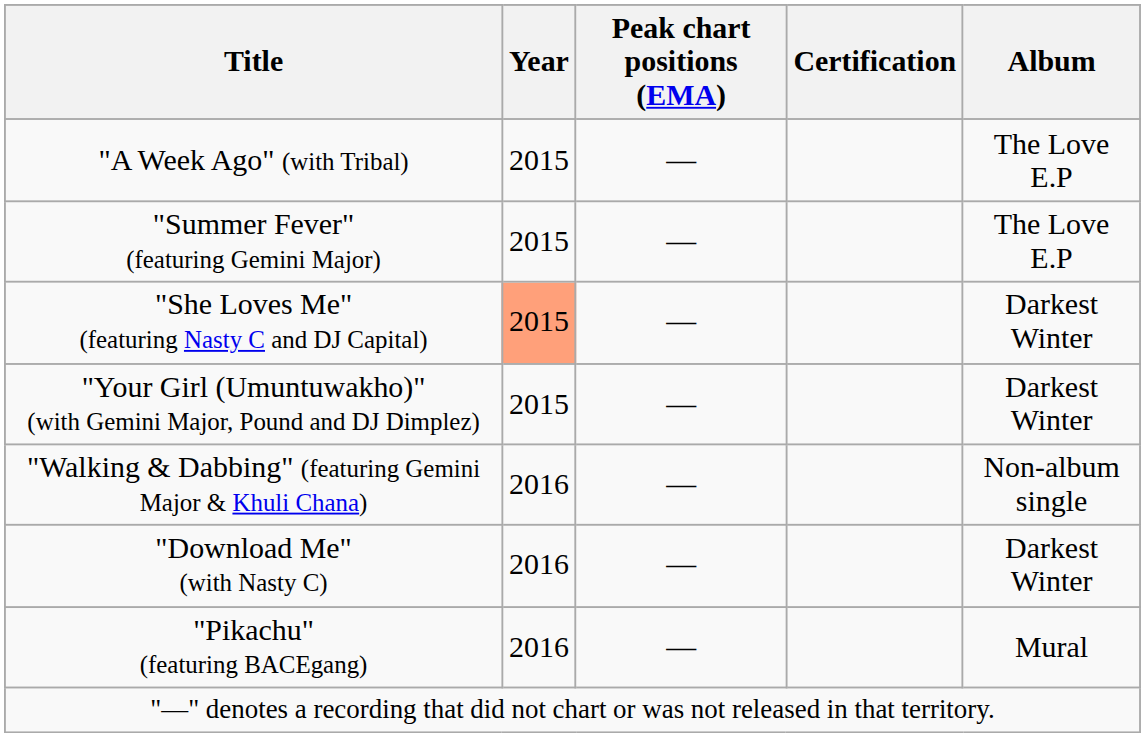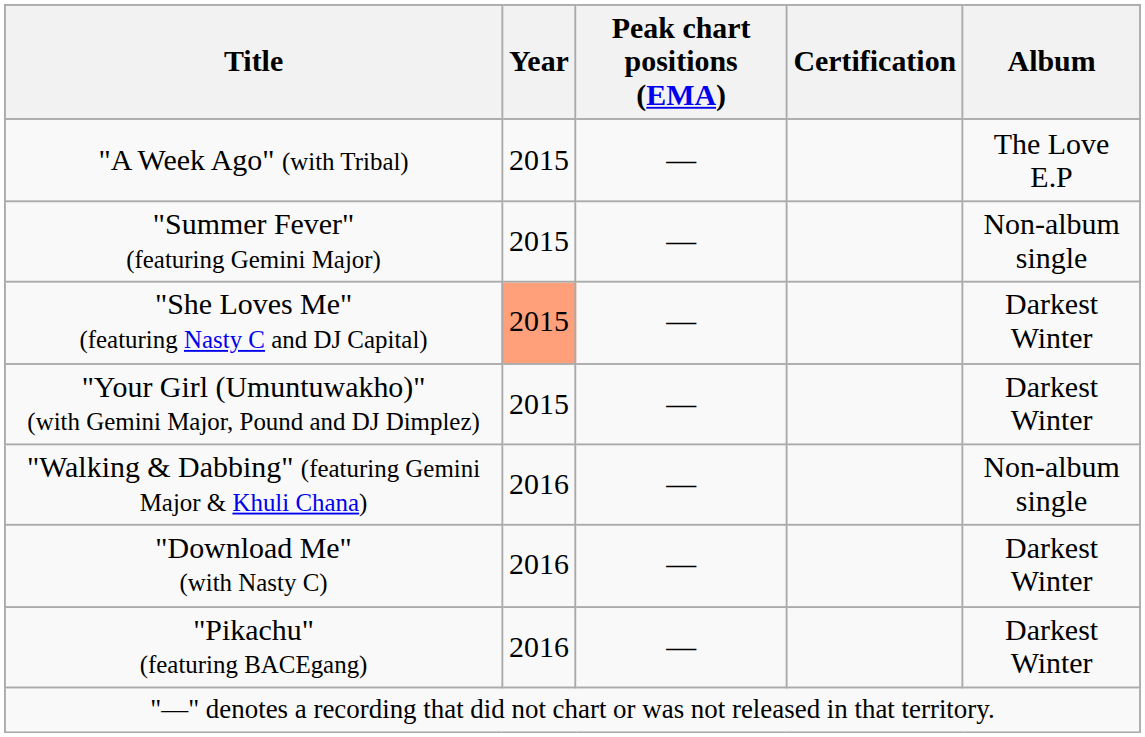(1052, 240) The Love E.P -> (1052, 240) Non-album single
(1052, 646) Mural -> (1052, 646) Darkest Winter
